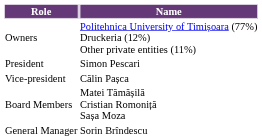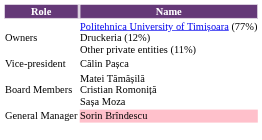- row: (24, 64)
(114, 130) no background -> (114, 116) pink background
